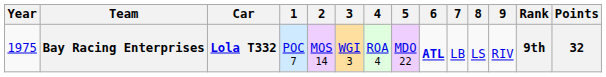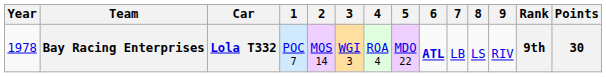(22, 48) 1975 -> (22, 48) 1978
(577, 48) 32 -> (577, 48) 30
